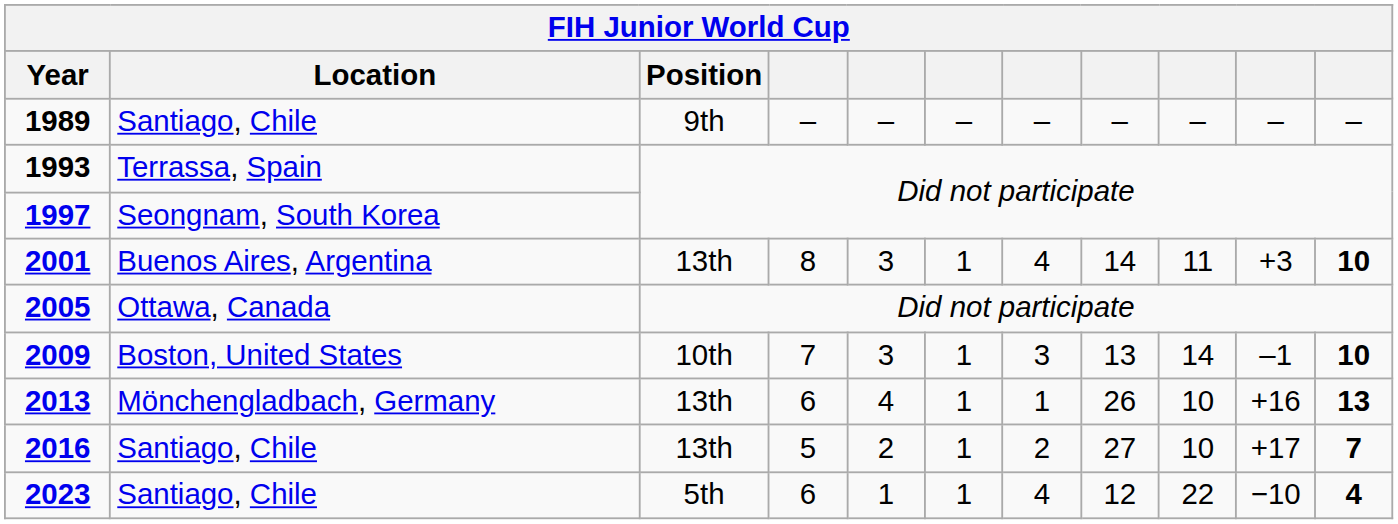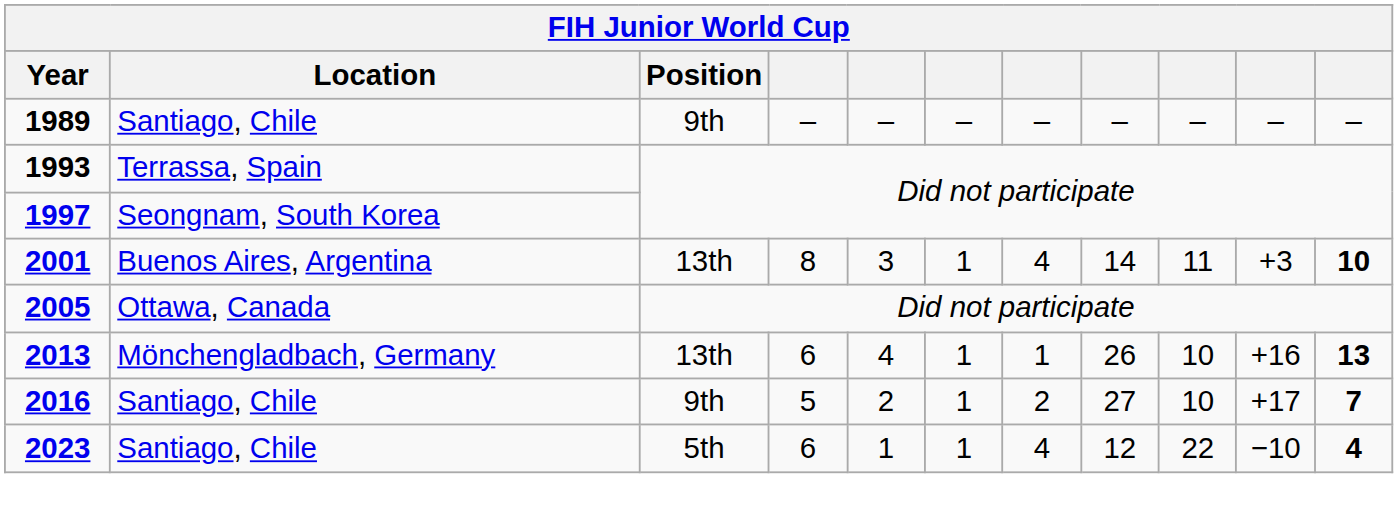- row: (58, 354)
(704, 448) 13th -> (704, 401) 9th
